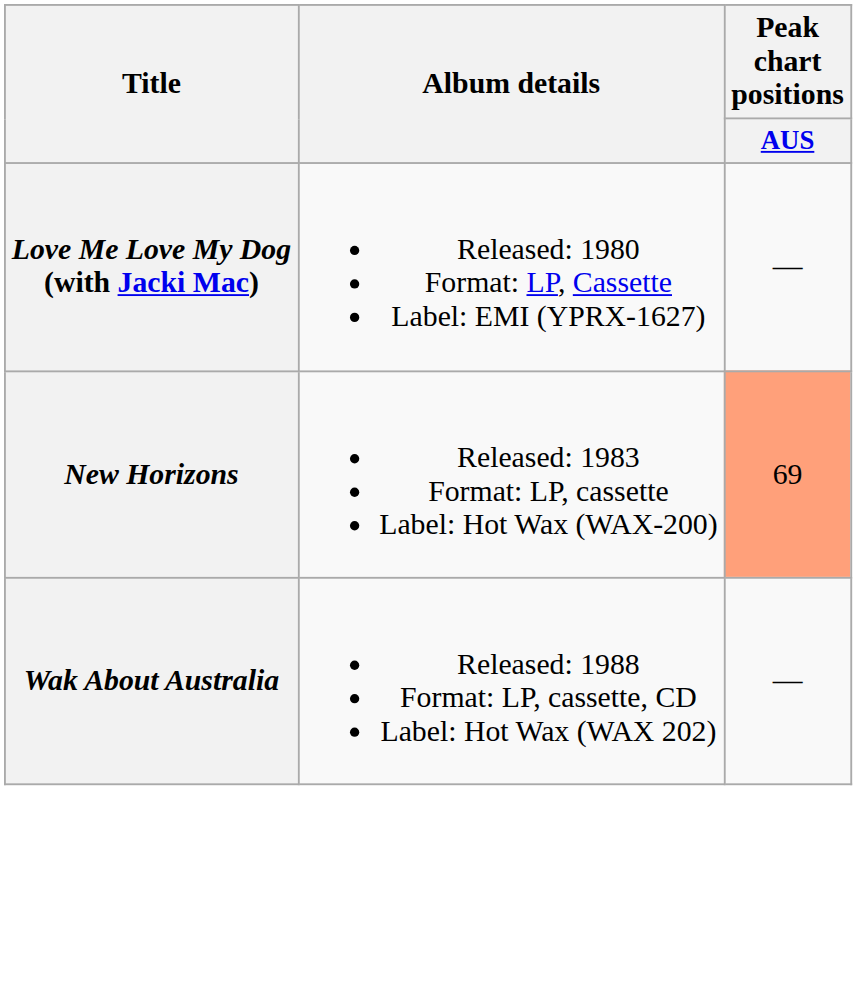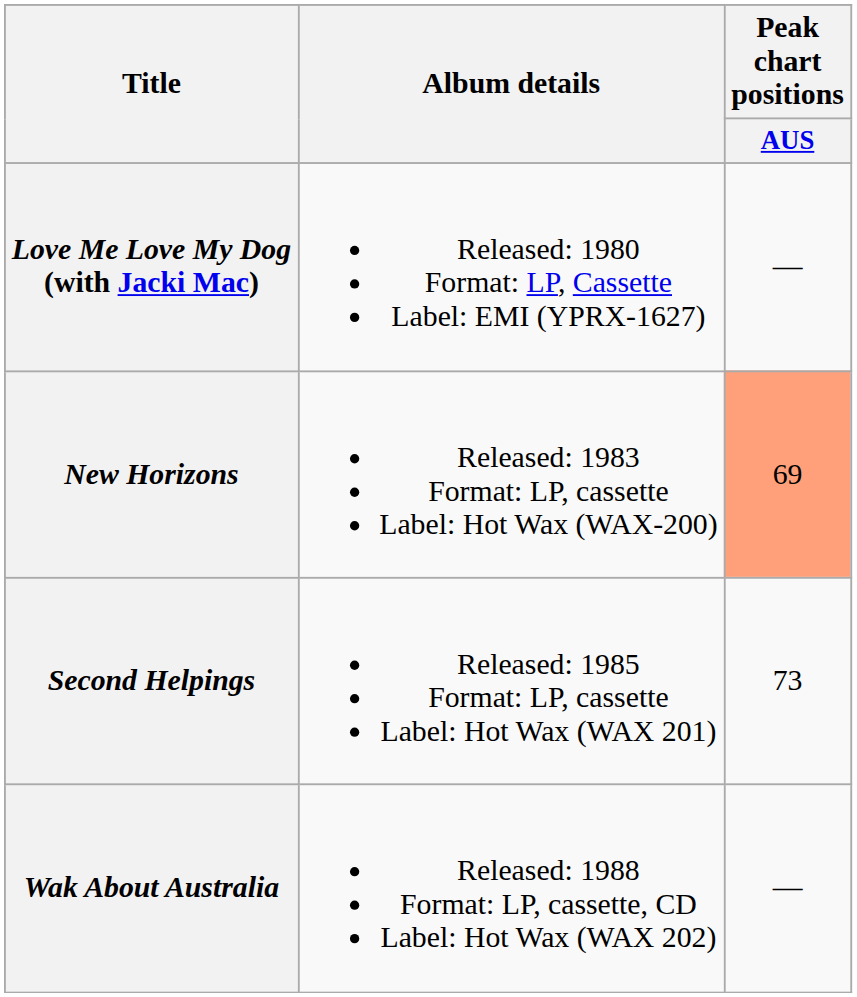+ row: (151, 680)
